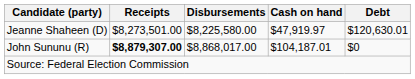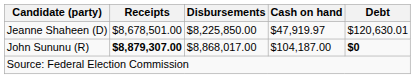(147, 30) $8,273,501.00 -> (147, 30) $8,678,501.00
(222, 30) $8,225,580.00 -> (222, 30) $8,225,850.00
(301, 47) $104,187.01 -> (301, 47) $104,187.00
(353, 47) normal -> (353, 47) bold
